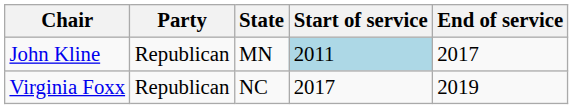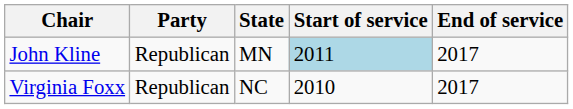(314, 86) 2017 -> (314, 86) 2010
(458, 86) 2019 -> (458, 86) 2017
